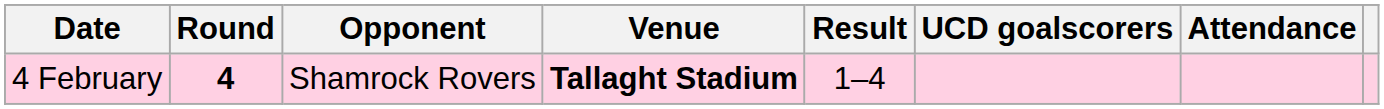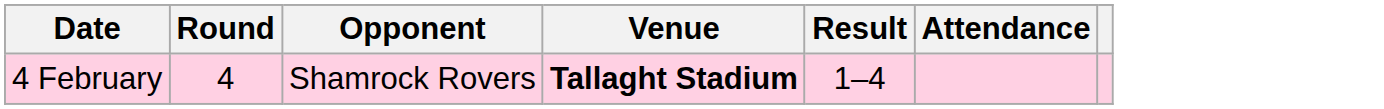- column: (1047, 29)
(226, 78) bold -> (226, 78) normal
